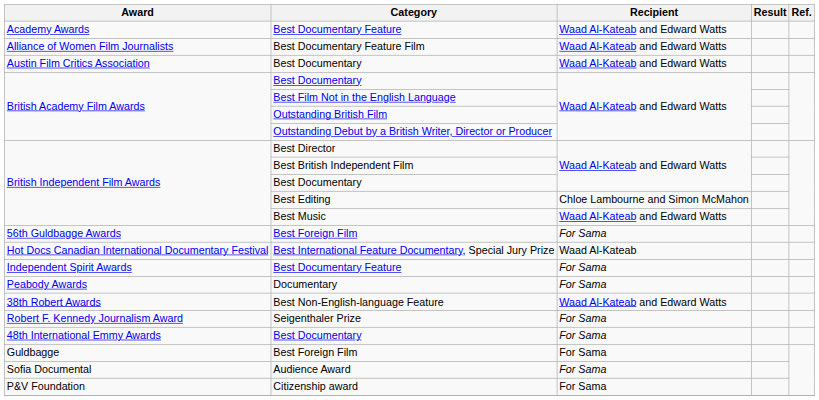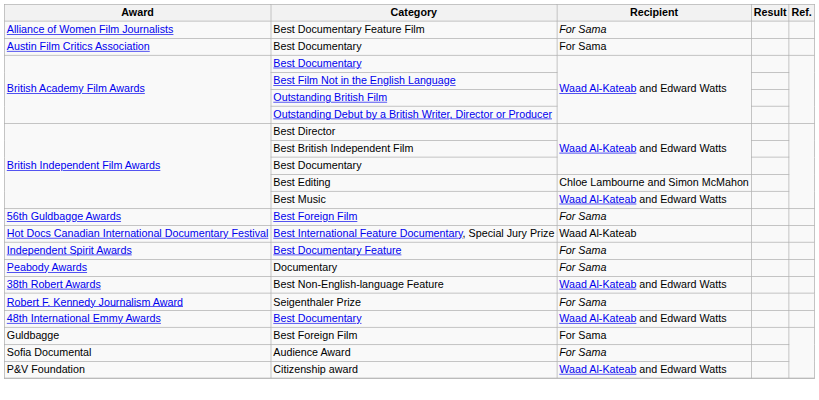- row: (48, 30)
(643, 47) Waad Al-Kateab and Edward Watts -> (583, 30) For Sama
(643, 64) Waad Al-Kateab and Edward Watts -> (583, 47) For Sama
(583, 336) For Sama -> (643, 319) Waad Al-Kateab and Edward Watts
(583, 387) For Sama -> (643, 370) Waad Al-Kateab and Edward Watts
